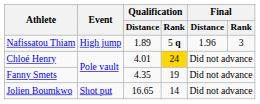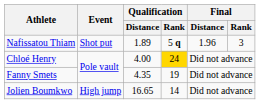(101, 43) High jump -> (96, 43) Shot put
(142, 59) 4.01 -> (142, 59) 4.00
(96, 91) Shot put -> (101, 91) High jump
